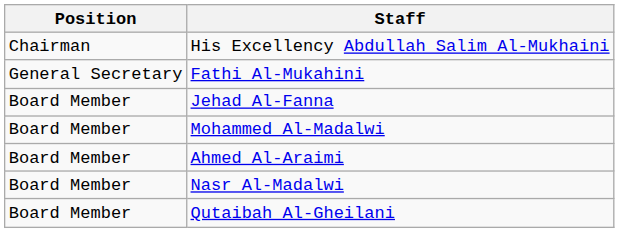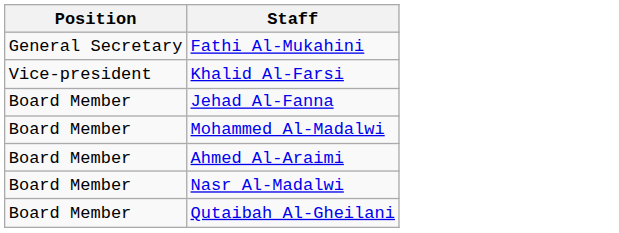- row: (400, 46)
+ row: (267, 74)
